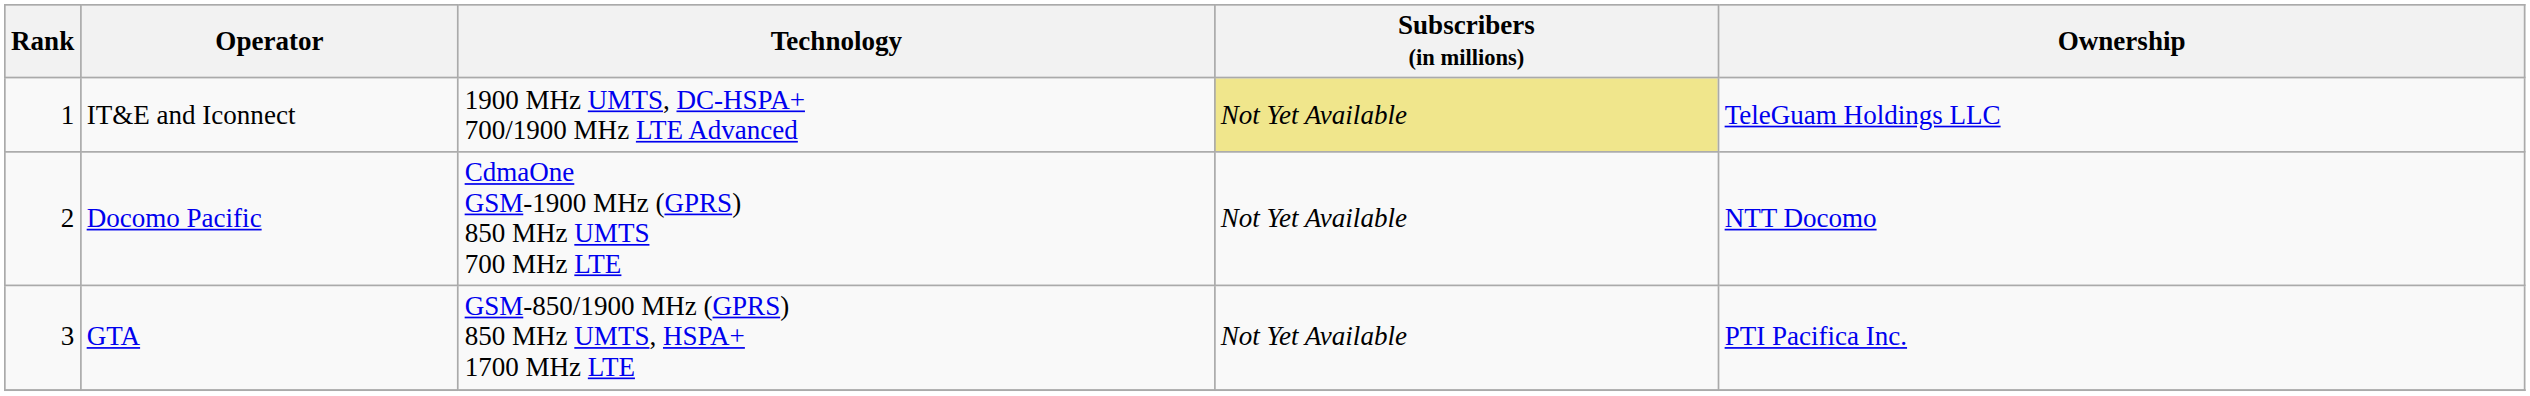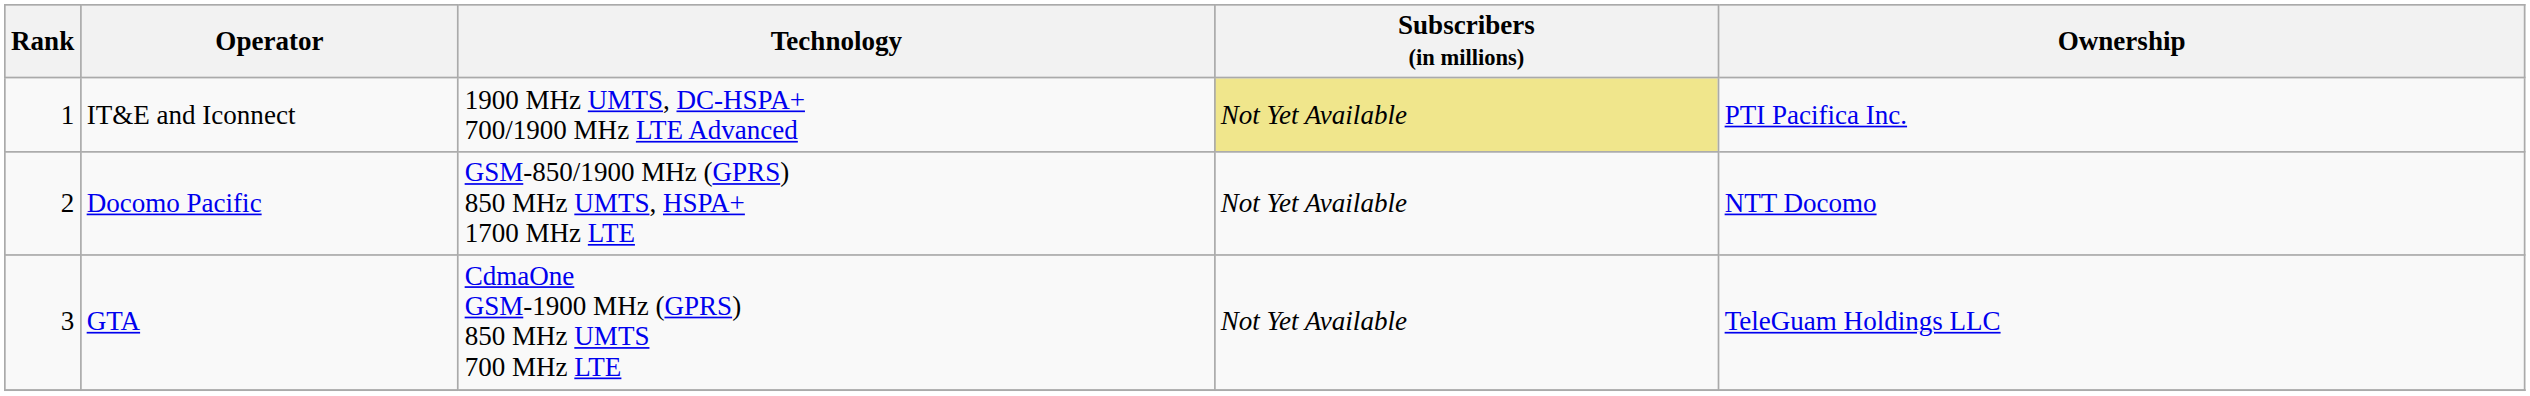(1863, 114) TeleGuam Holdings LLC -> (1816, 114) PTI Pacifica Inc.
(603, 218) CdmaOne GSM-1900 MHz (GPRS) 850 MHz UMTS 700 MHz LTE -> (627, 202) GSM-850/1900 MHz (GPRS) 850 MHz UMTS, HSPA+ 1700 MHz LTE
(627, 337) GSM-850/1900 MHz (GPRS) 850 MHz UMTS, HSPA+ 1700 MHz LTE -> (603, 321) CdmaOne GSM-1900 MHz (GPRS) 850 MHz UMTS 700 MHz LTE
(1816, 337) PTI Pacifica Inc. -> (1863, 321) TeleGuam Holdings LLC
